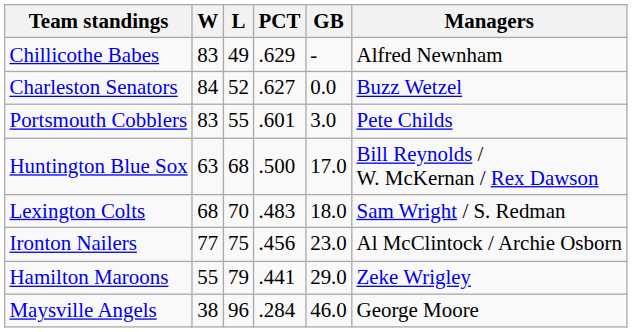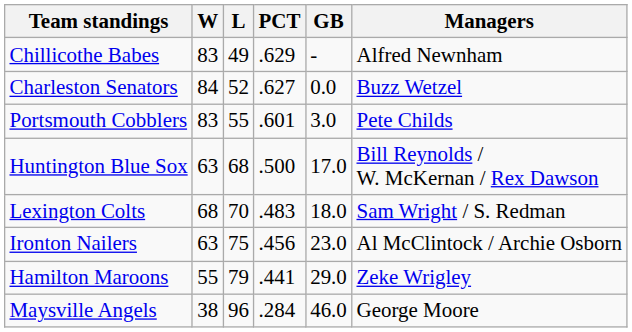(208, 244) 77 -> (208, 244) 63
